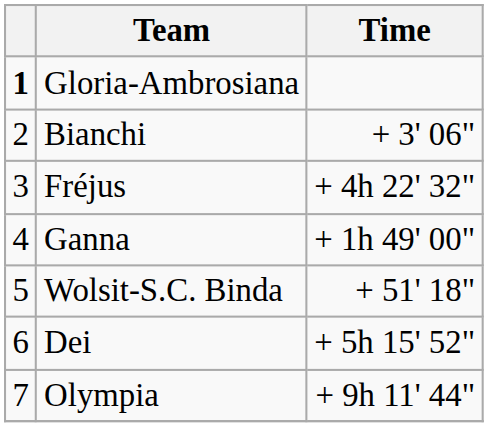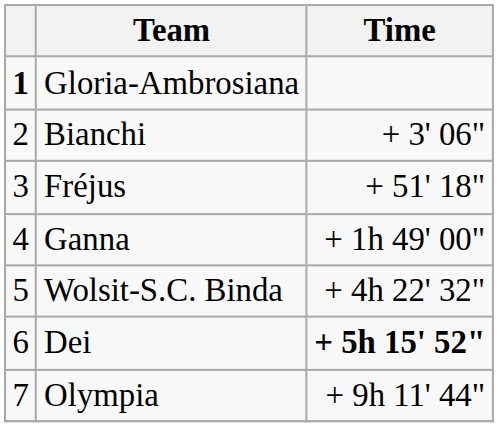(395, 186) + 4h 22' 32" -> (425, 186) + 51' 18"
(415, 290) + 51' 18" -> (405, 290) + 4h 22' 32"
(395, 342) normal -> (400, 342) bold
